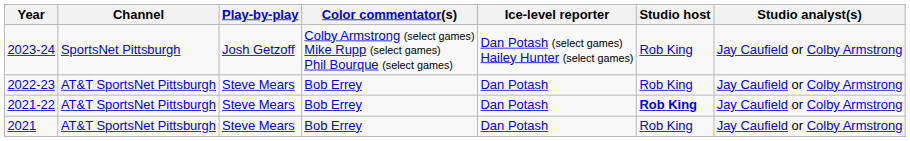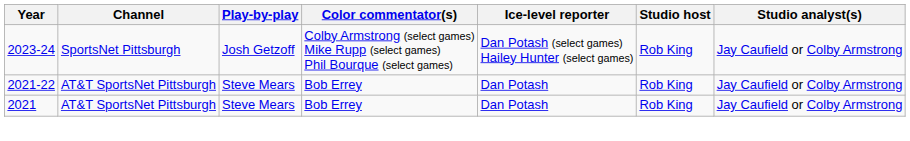- row: (31, 85)
(668, 105) bold -> (666, 85) normal
